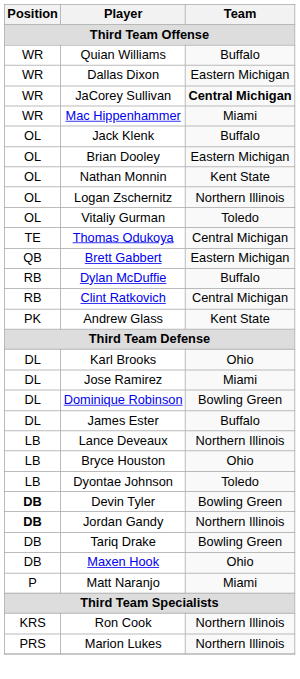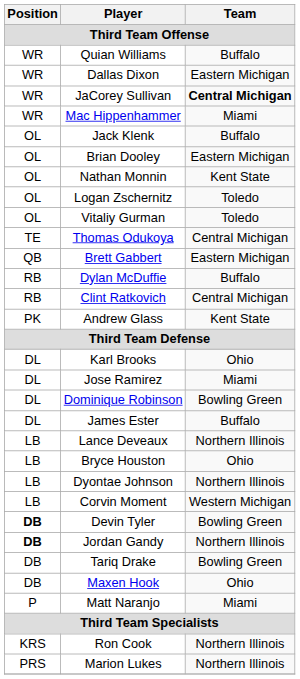(240, 197) Northern Illinois -> (240, 197) Toledo
(240, 481) Toledo -> (240, 481) Northern Illinois
+ row: (123, 501)
